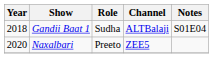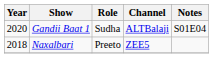(17, 28) 2018 -> (17, 28) 2020
(17, 45) 2020 -> (17, 45) 2018
